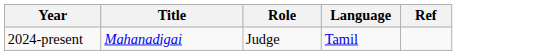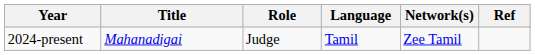+ column: (439, 15)
